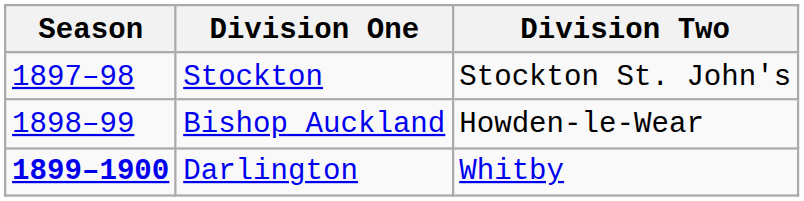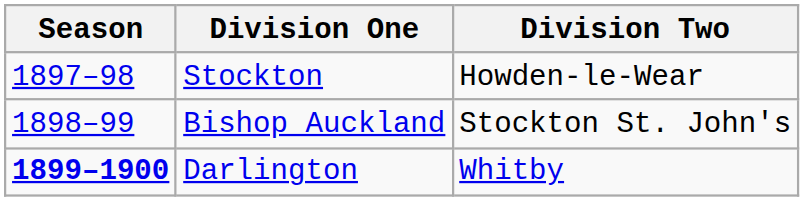(625, 76) Stockton St. John's -> (582, 76) Howden-le-Wear
(582, 124) Howden-le-Wear -> (625, 124) Stockton St. John's
